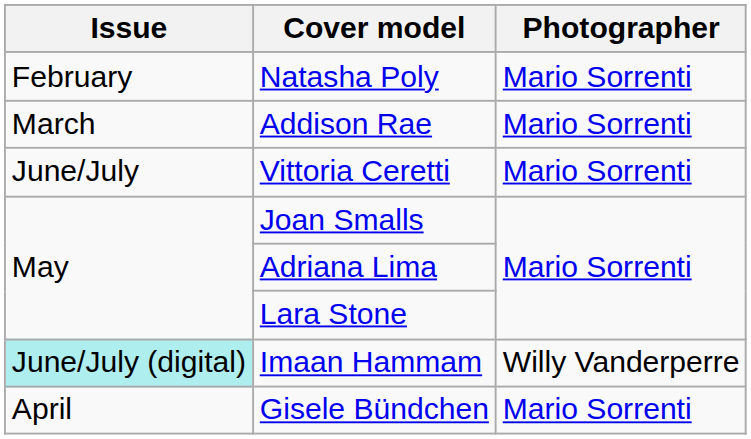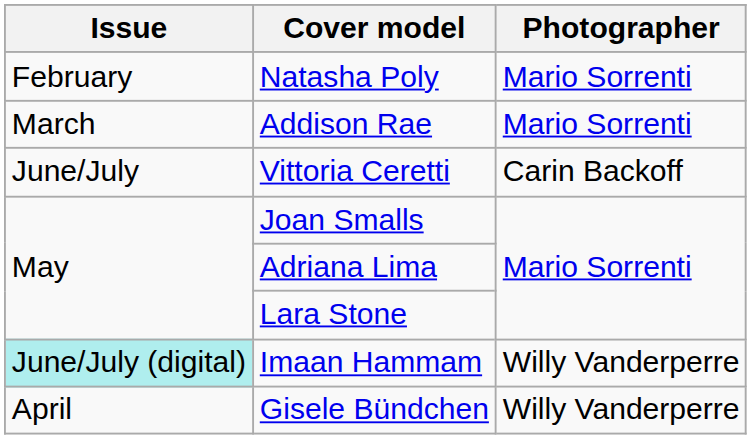(597, 171) Mario Sorrenti -> (593, 171) Carin Backoff
(597, 409) Mario Sorrenti -> (621, 409) Willy Vanderperre
